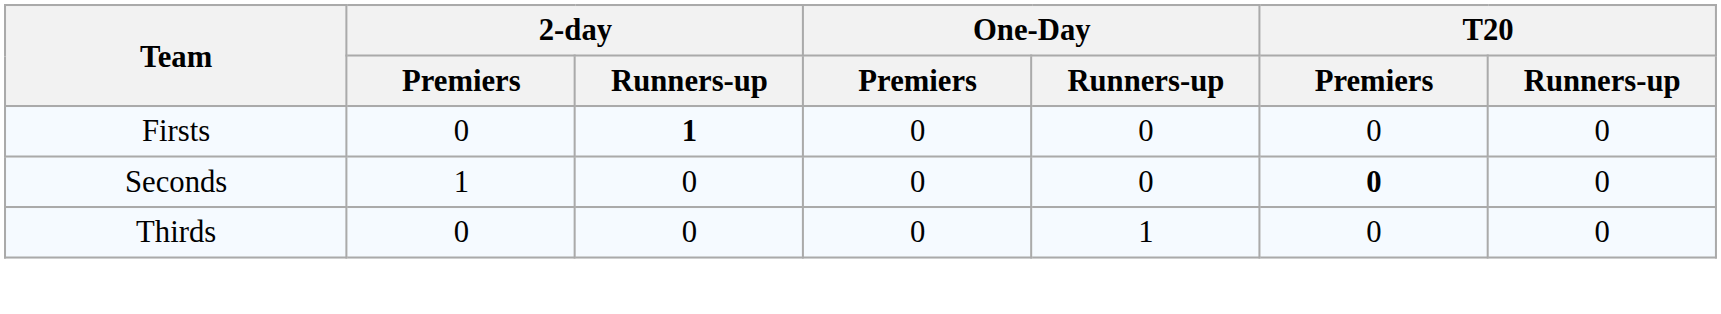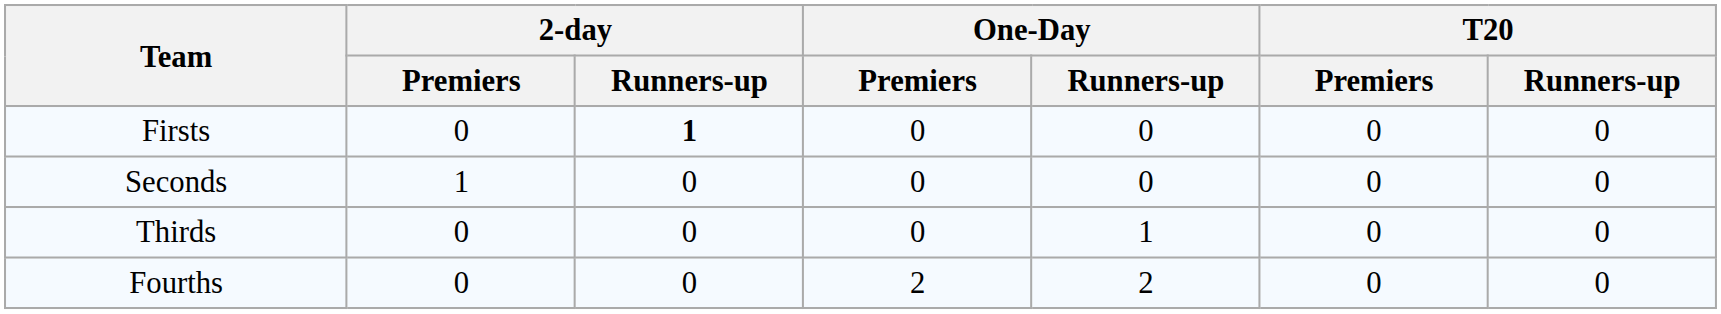(1374, 181) bold -> (1374, 181) normal
+ row: (176, 283)
